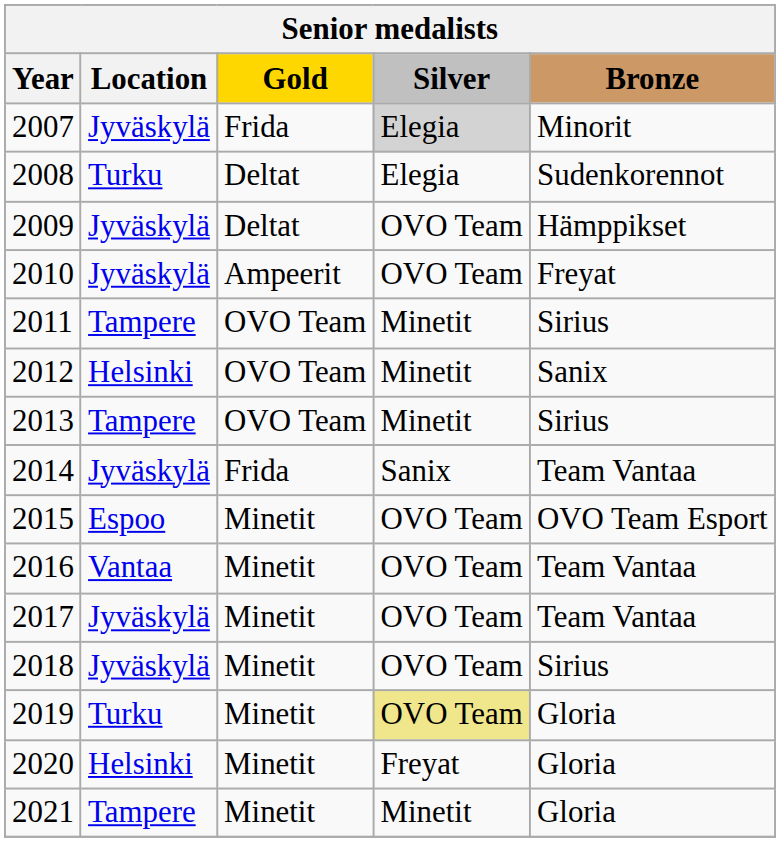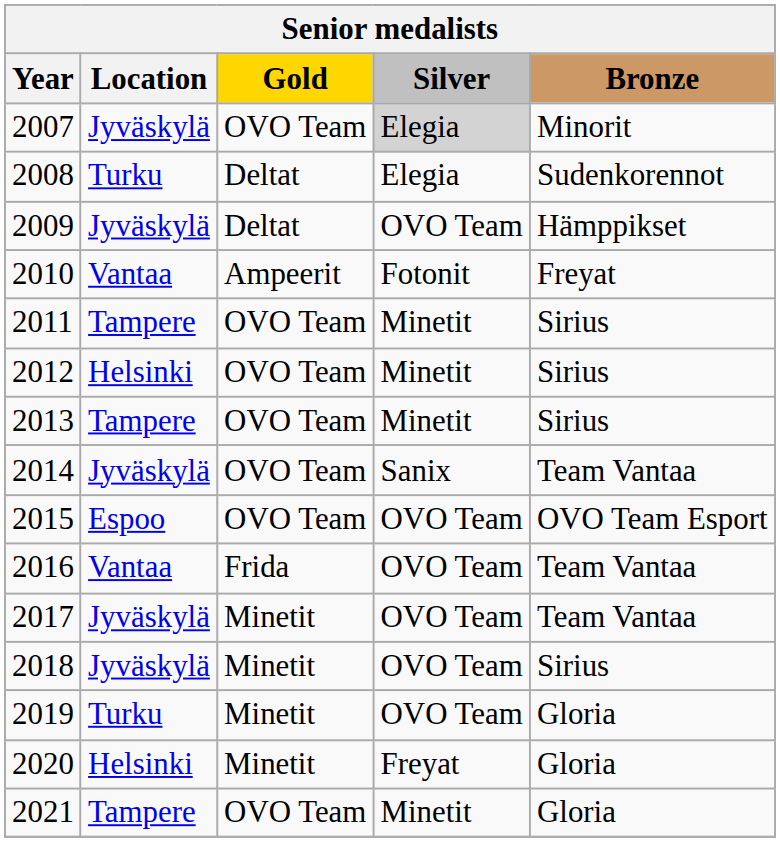(257, 126) Frida -> (295, 126) OVO Team
(149, 273) Jyväskylä -> (130, 273) Vantaa
(452, 273) OVO Team -> (425, 273) Fotonit
(572, 371) Sanix -> (573, 371) Sirius
(257, 469) Frida -> (295, 469) OVO Team
(270, 518) Minetit -> (295, 518) OVO Team
(270, 567) Minetit -> (257, 567) Frida
(452, 714) khaki background -> (452, 714) no background
(270, 812) Minetit -> (295, 812) OVO Team
